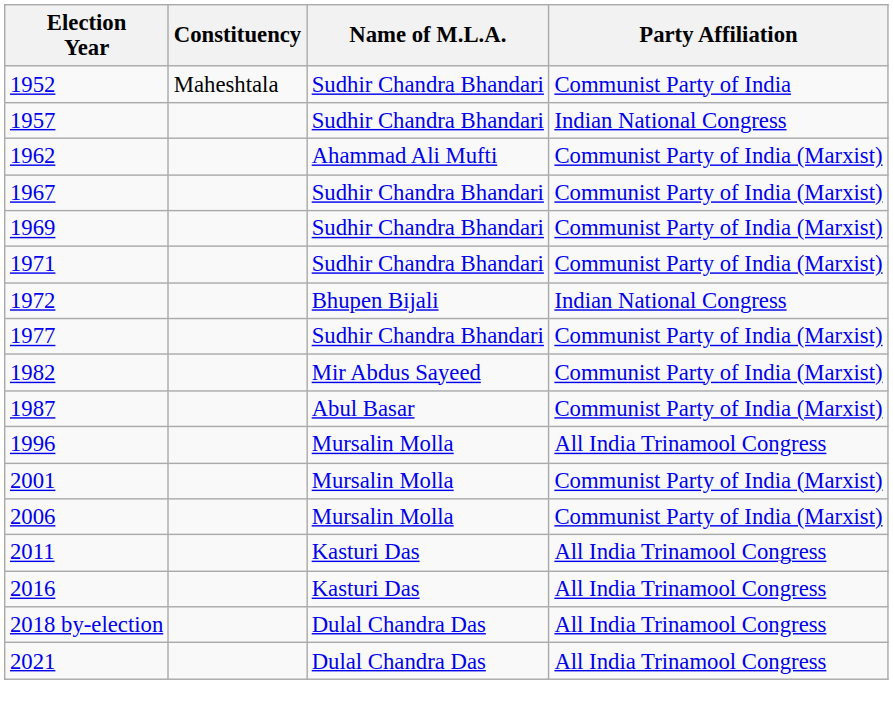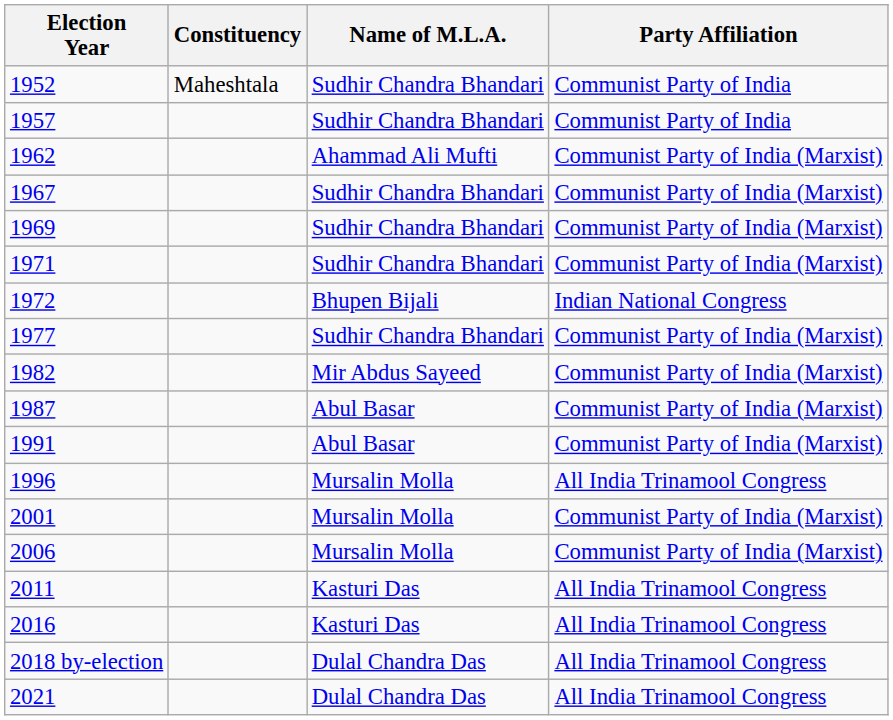(670, 120) Indian National Congress -> (673, 120) Communist Party of India
+ row: (33, 444)
